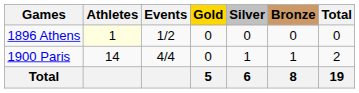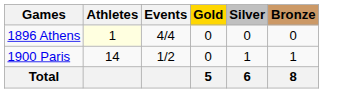- column: (337, 14)
(166, 35) 1/2 -> (166, 35) 4/4
(166, 56) 4/4 -> (166, 56) 1/2
